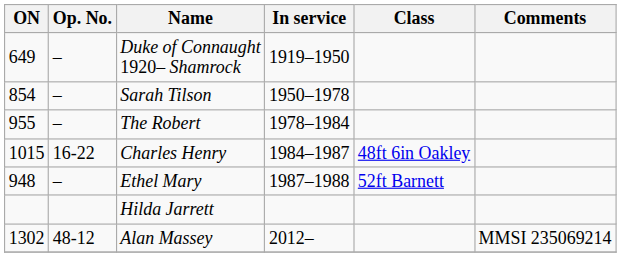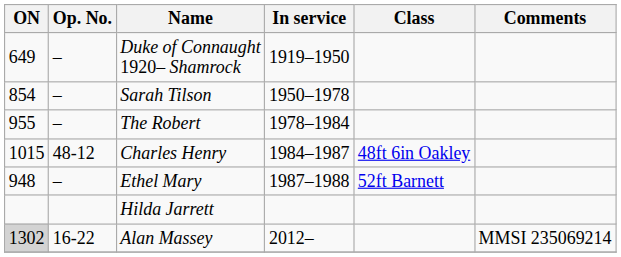(74, 152) 16-22 -> (74, 152) 48-12
(27, 237) no background -> (27, 237) lightgrey background
(74, 237) 48-12 -> (74, 237) 16-22
